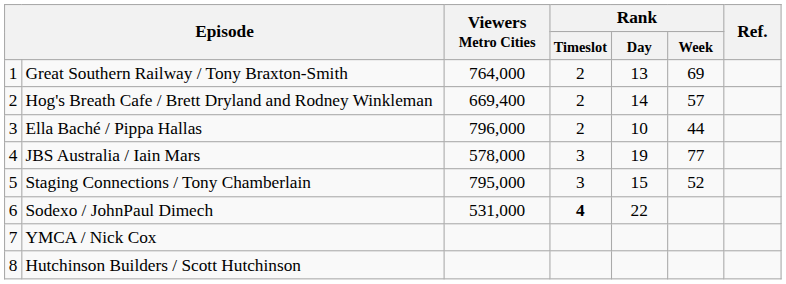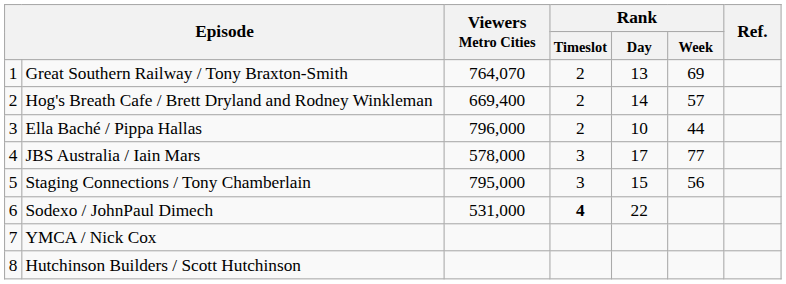(497, 73) 764,000 -> (497, 73) 764,070
(639, 155) 19 -> (639, 155) 17
(696, 182) 52 -> (696, 182) 56
